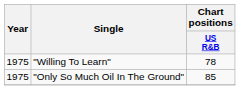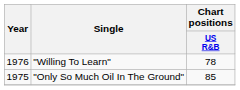(18, 61) 1975 -> (18, 61) 1976
